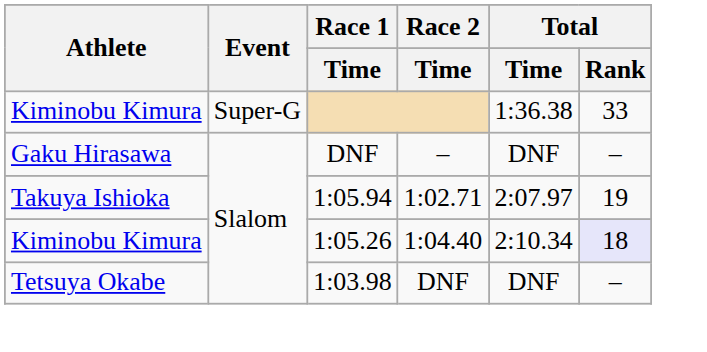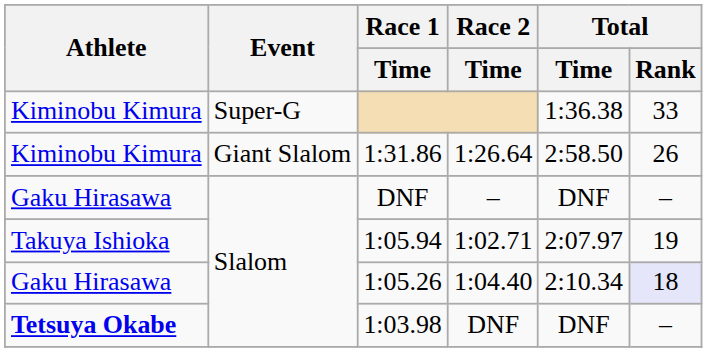+ row: (403, 154)
(106, 240) Kiminobu Kimura -> (91, 282) Gaku Hirasawa
(88, 282) normal -> (94, 325) bold
